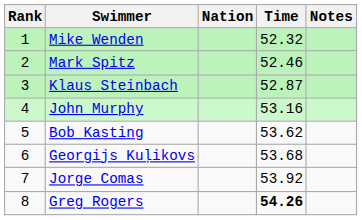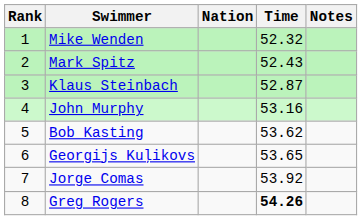(282, 63) 52.46 -> (282, 63) 52.43
(282, 156) 53.68 -> (282, 156) 53.65
